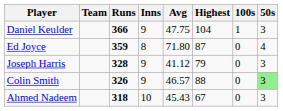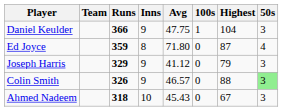columns swapped: (212, 13) <-> (245, 13)
(120, 64) 328 -> (120, 64) 329
